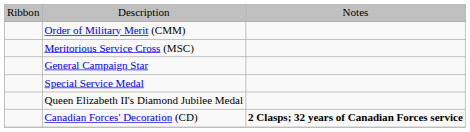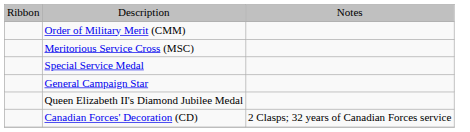rows swapped: (96, 65) <-> (94, 83)
(355, 118) bold -> (350, 118) normal
